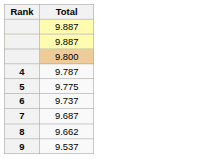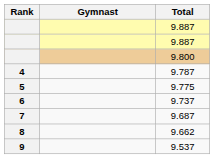+ column: (98, 12)
